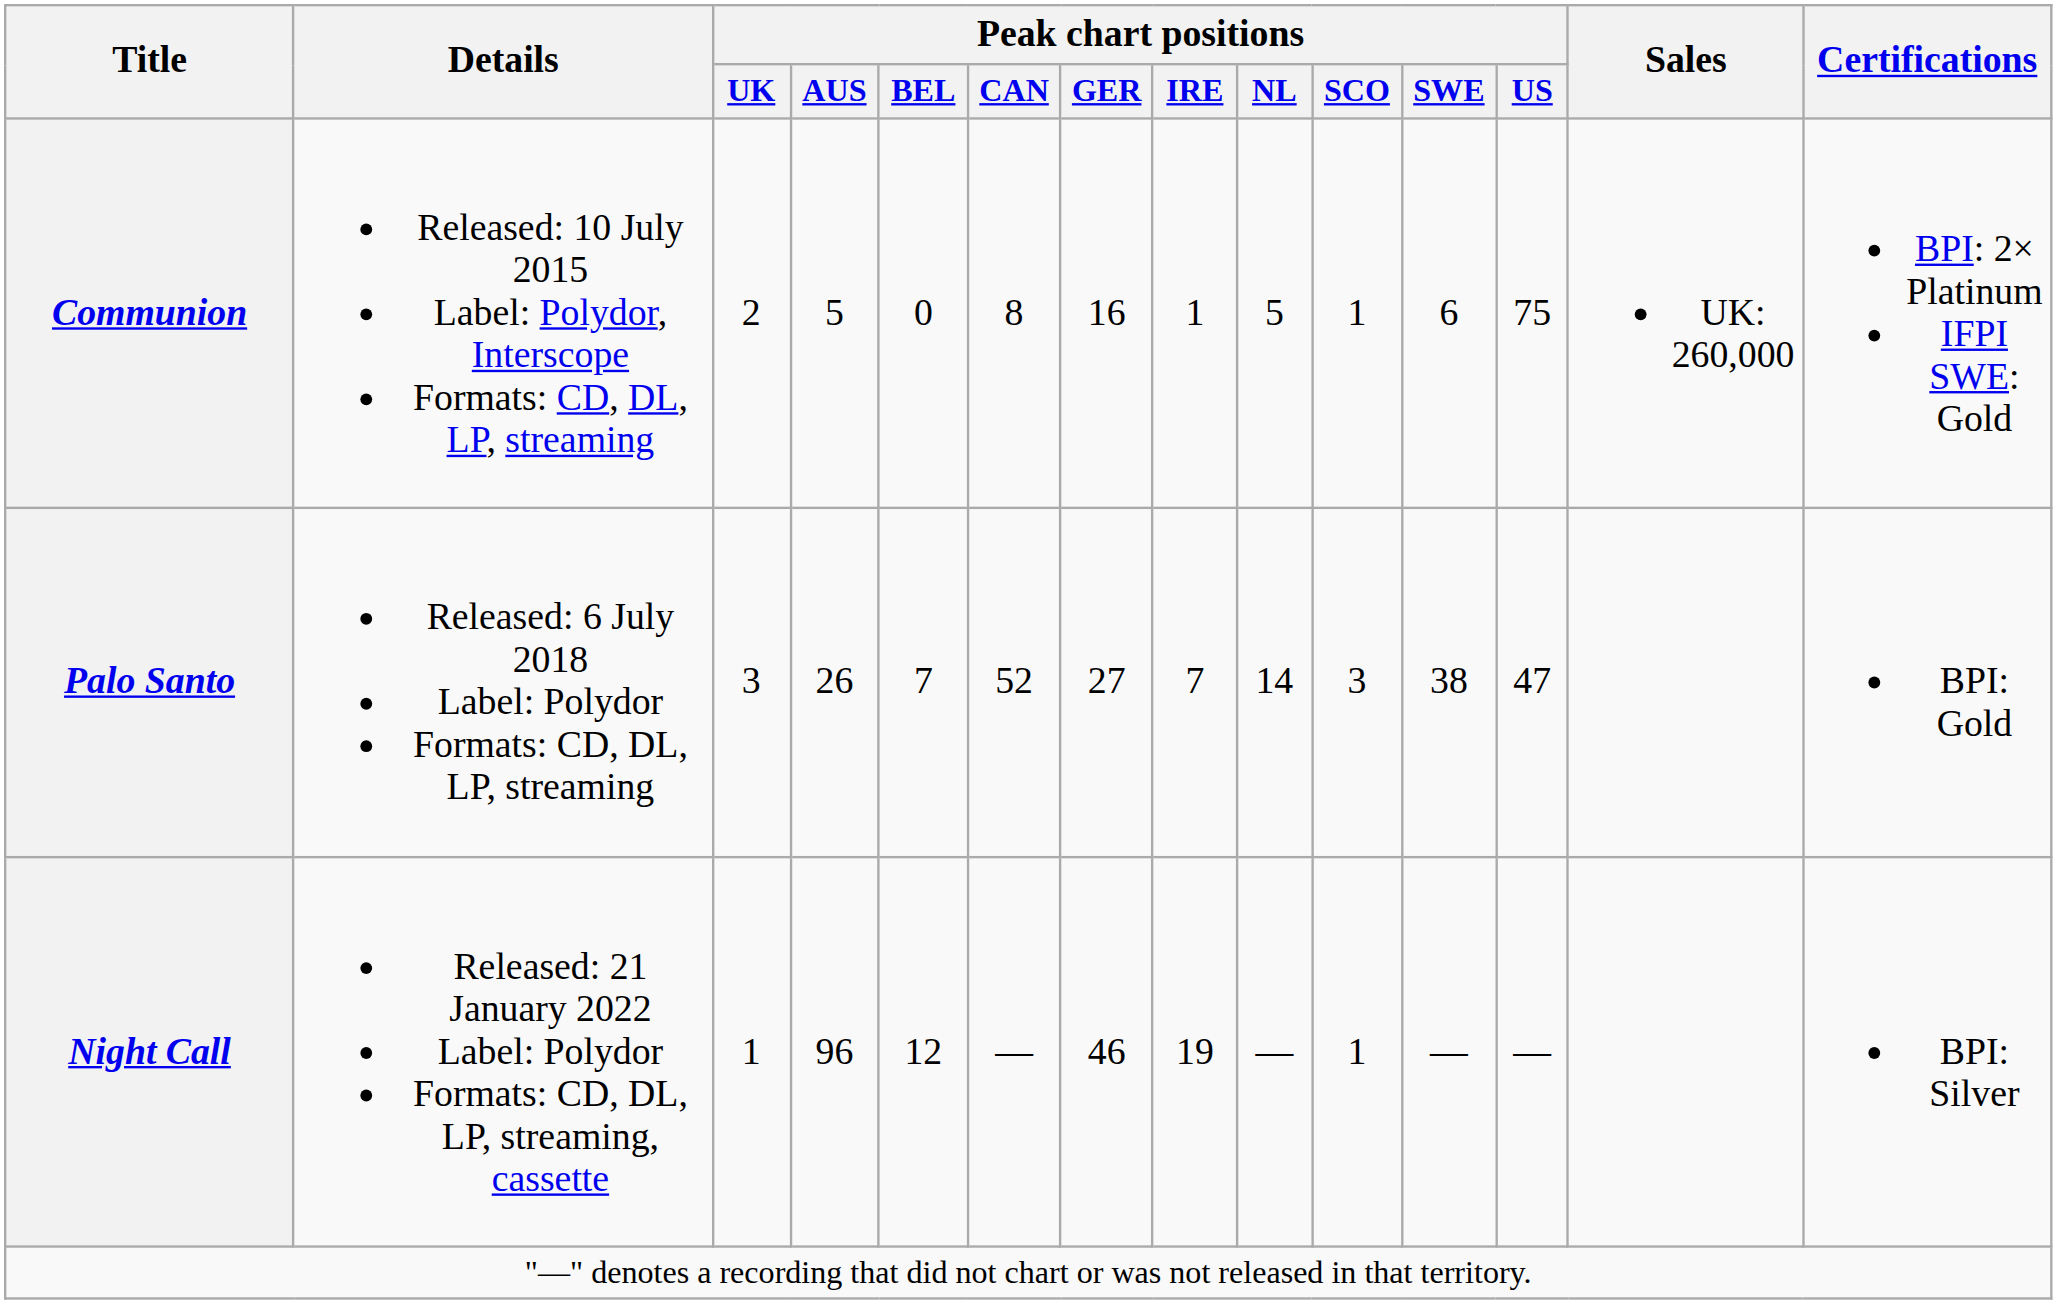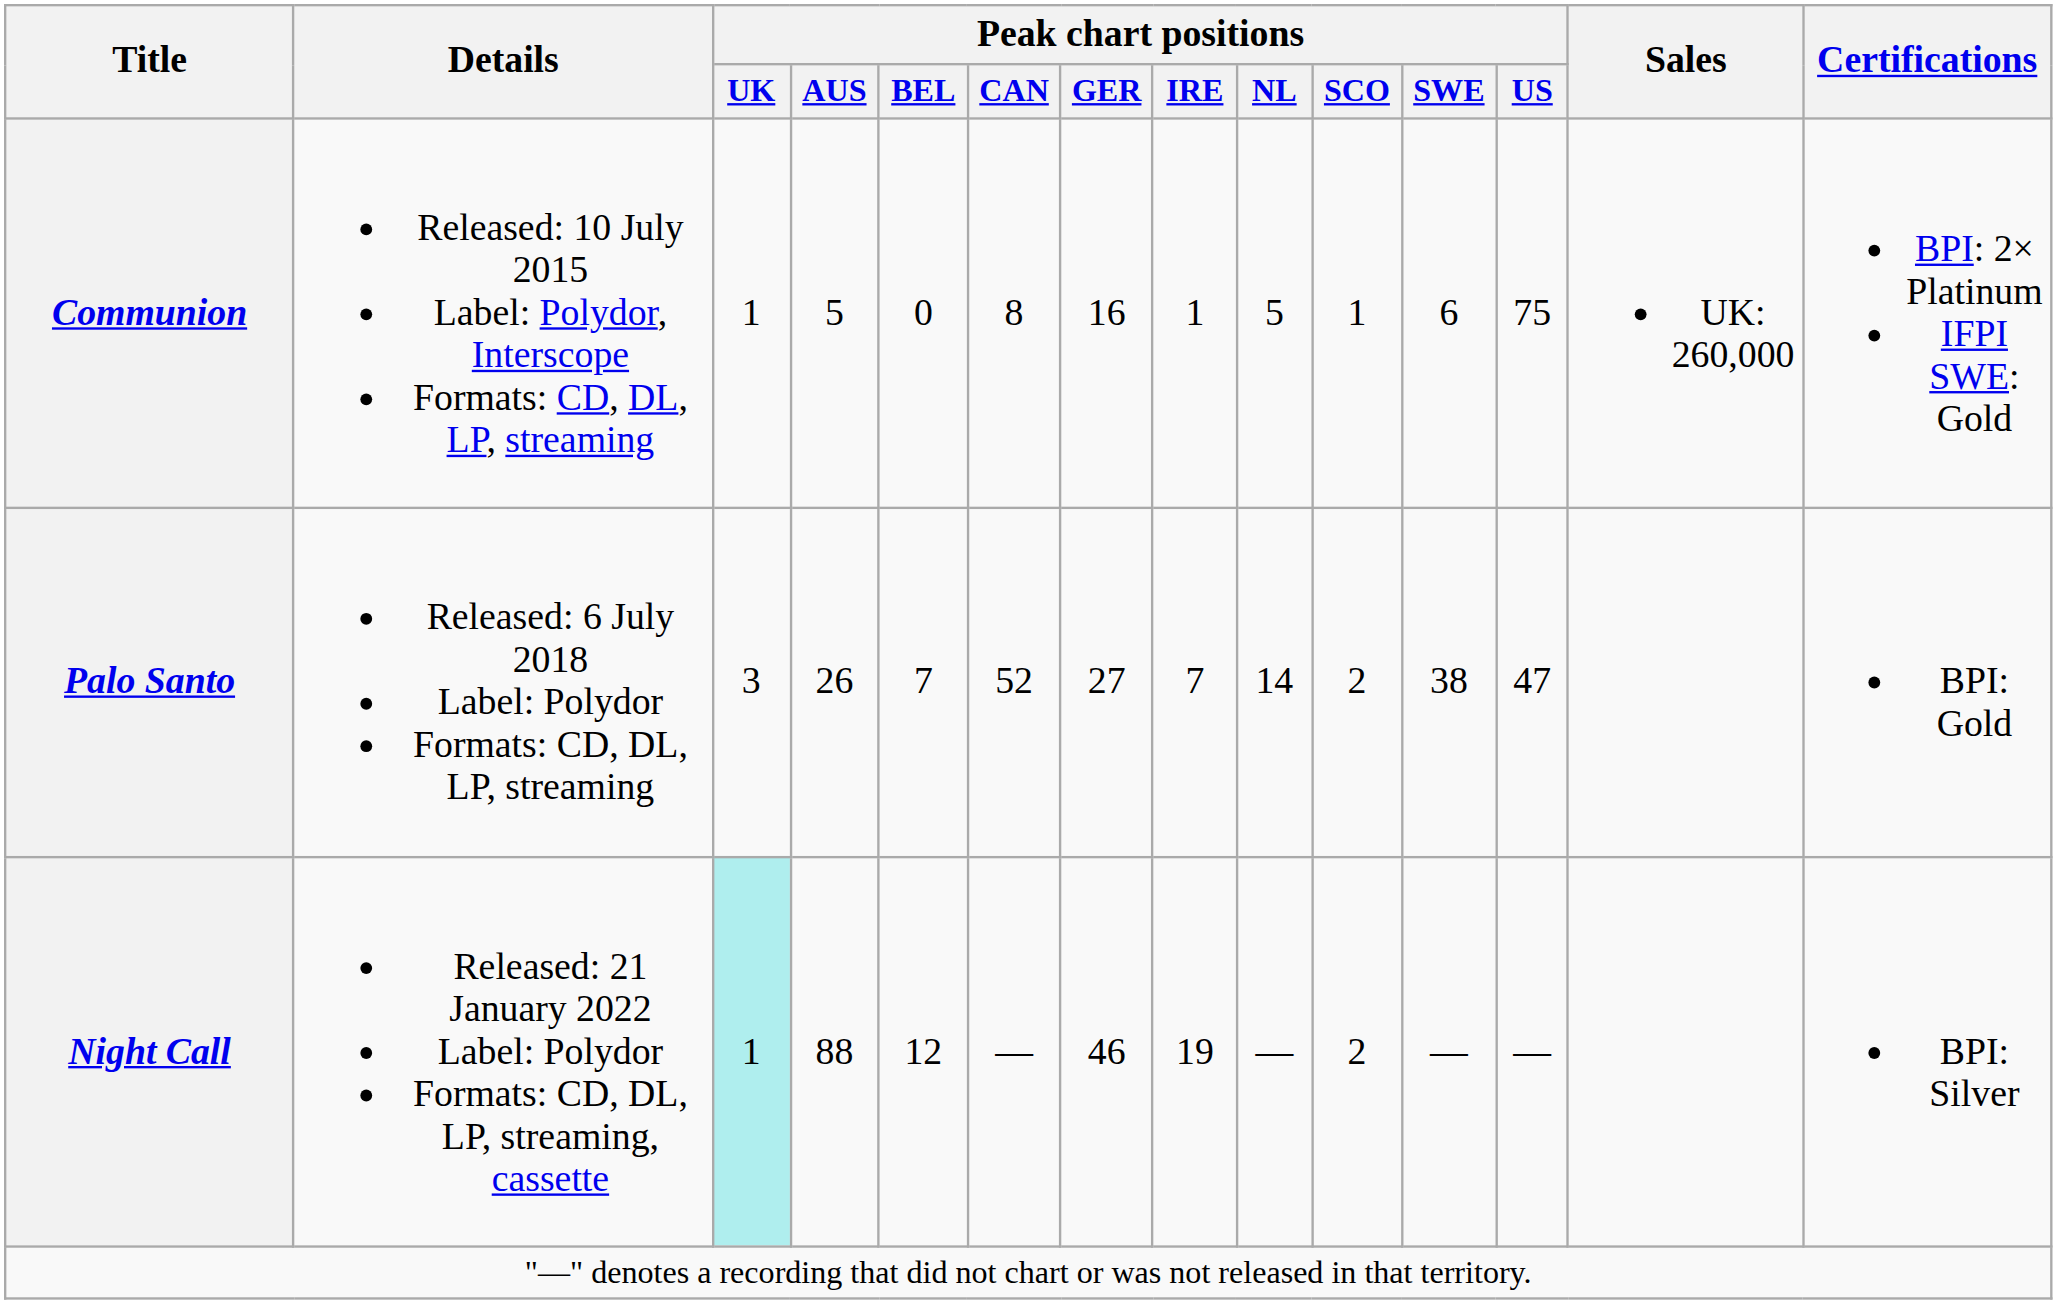(751, 312) 2 -> (751, 312) 1
(1357, 681) 3 -> (1357, 681) 2
(751, 1050) no background -> (751, 1050) paleturquoise background
(834, 1050) 96 -> (834, 1050) 88
(1357, 1050) 1 -> (1357, 1050) 2
